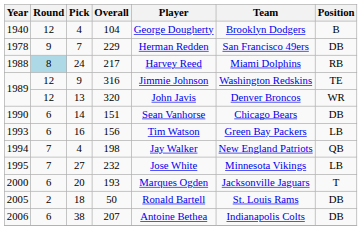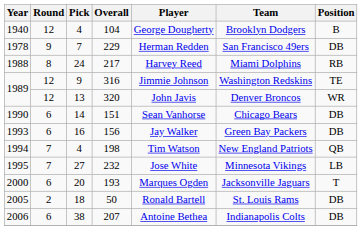(49, 64) lightblue background -> (49, 64) no background
(174, 132) Tim Watson -> (174, 132) Jay Walker
(336, 132) LB -> (336, 132) DB
(174, 149) Jay Walker -> (174, 149) Tim Watson
